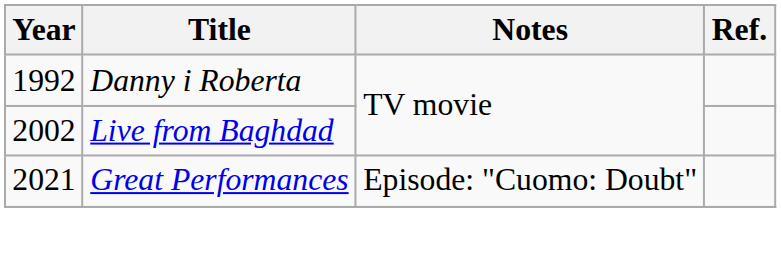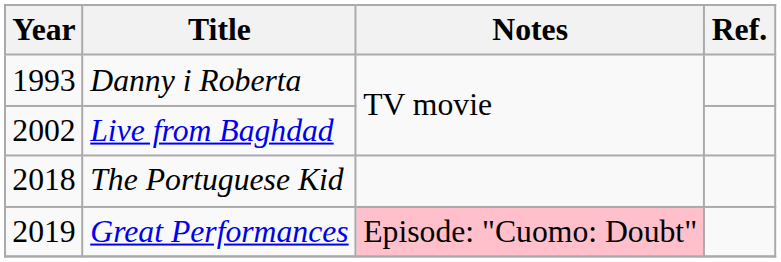(44, 79) 1992 -> (44, 79) 1993
+ row: (217, 180)
(44, 180) 2021 -> (44, 230) 2019
(530, 180) no background -> (530, 230) pink background
